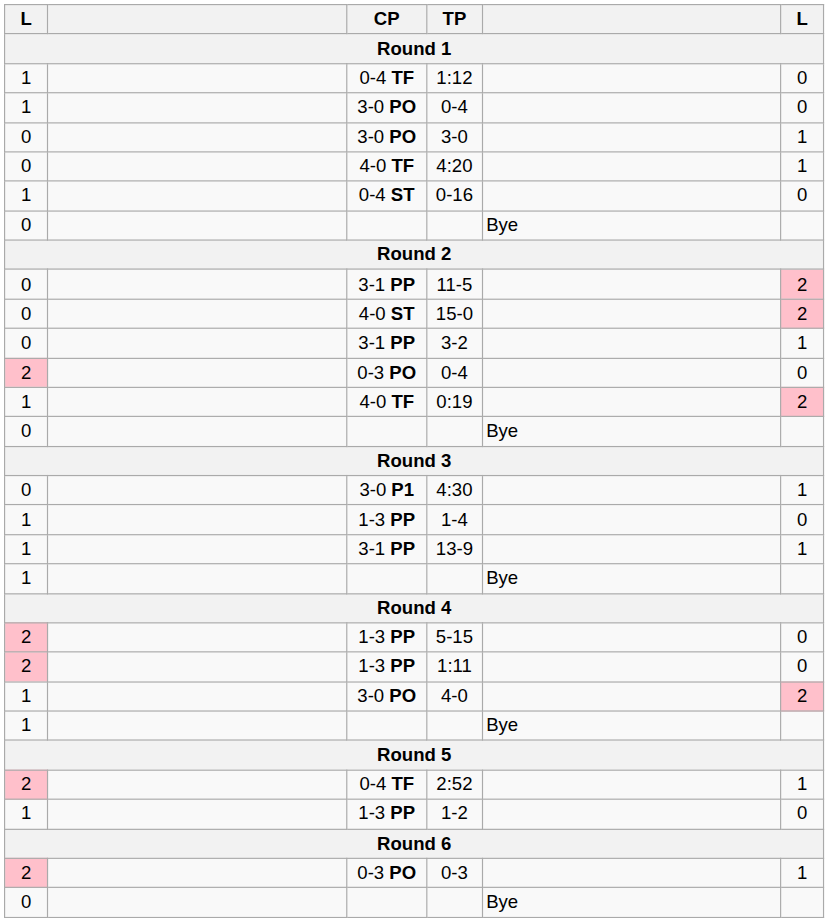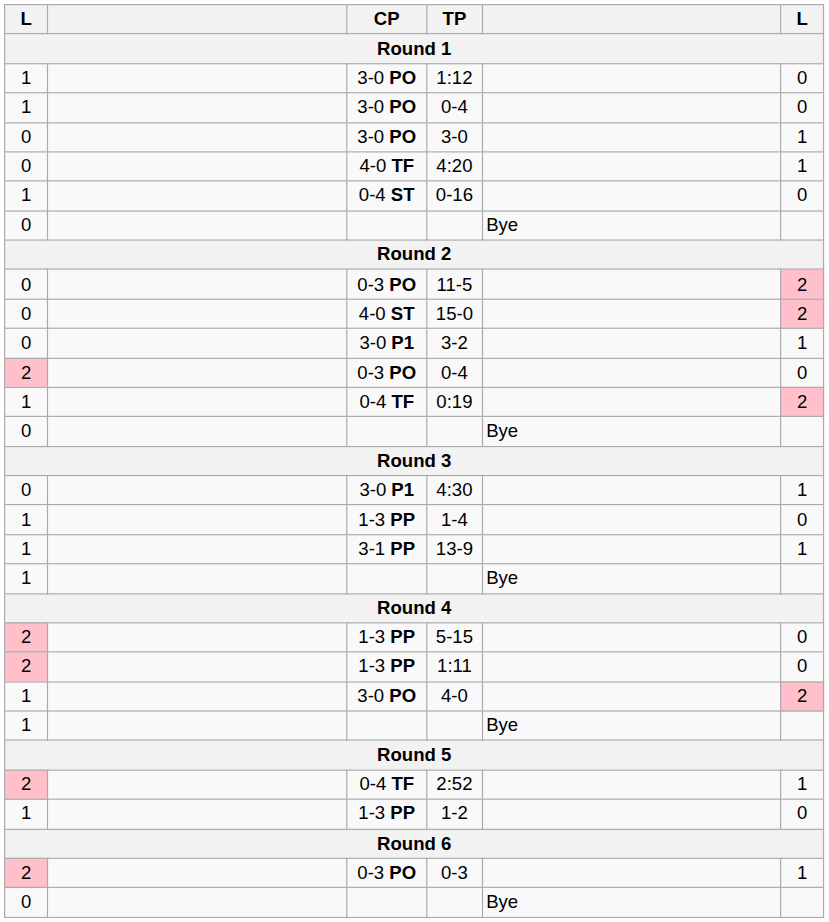(387, 78) 0-4 TF -> (387, 78) 3-0 PO
(387, 284) 3-1 PP -> (387, 284) 0-3 PO
(387, 343) 3-1 PP -> (387, 343) 3-0 P1
(387, 401) 4-0 TF -> (387, 401) 0-4 TF
